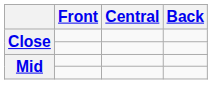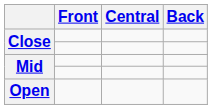+ row: (29, 91)
